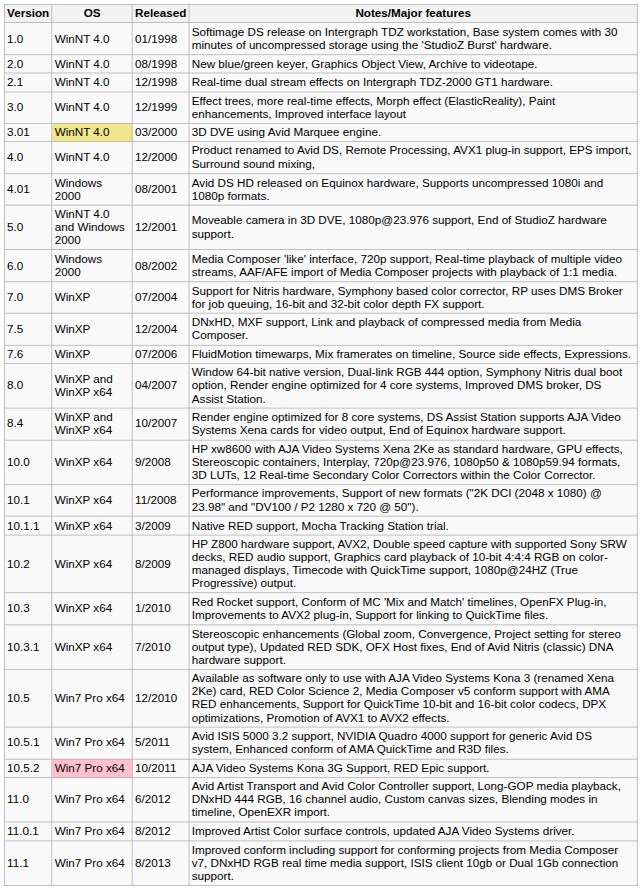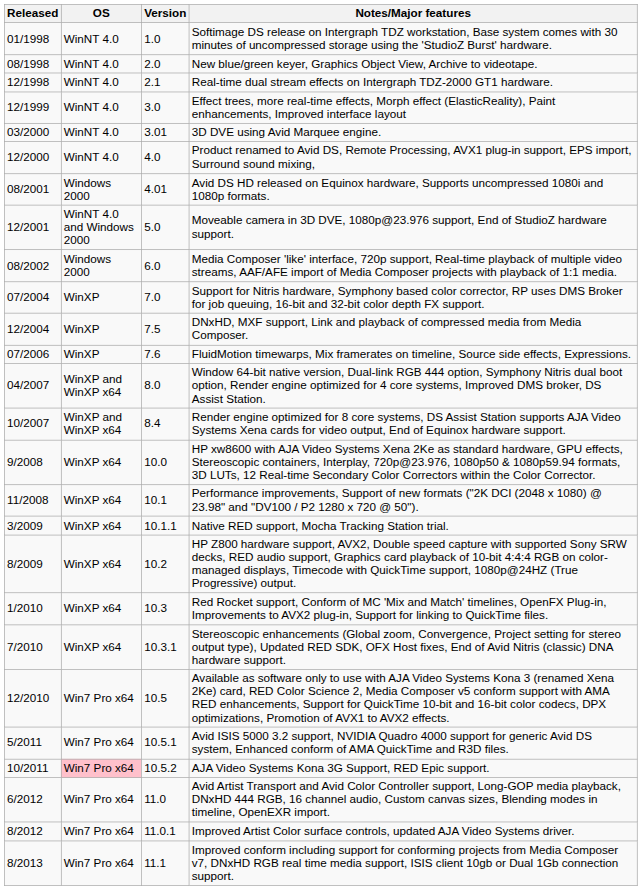columns swapped: (161, 13) <-> (28, 13)
(82, 132) khaki background -> (91, 132) no background
